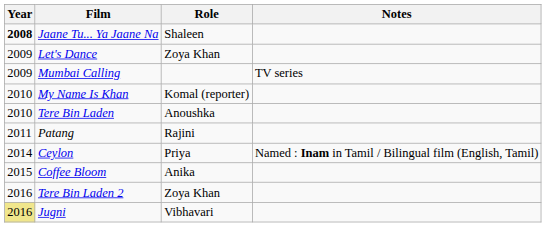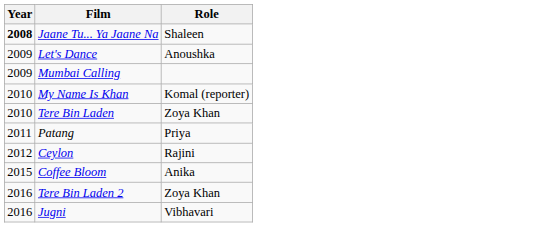- column: (397, 14)
(192, 53) Zoya Khan -> (190, 53) Anoushka
(190, 113) Anoushka -> (192, 113) Zoya Khan
(180, 133) Rajini -> (177, 133) Priya
(20, 152) 2014 -> (20, 152) 2012
(177, 152) Priya -> (180, 152) Rajini
(20, 212) khaki background -> (20, 212) no background
